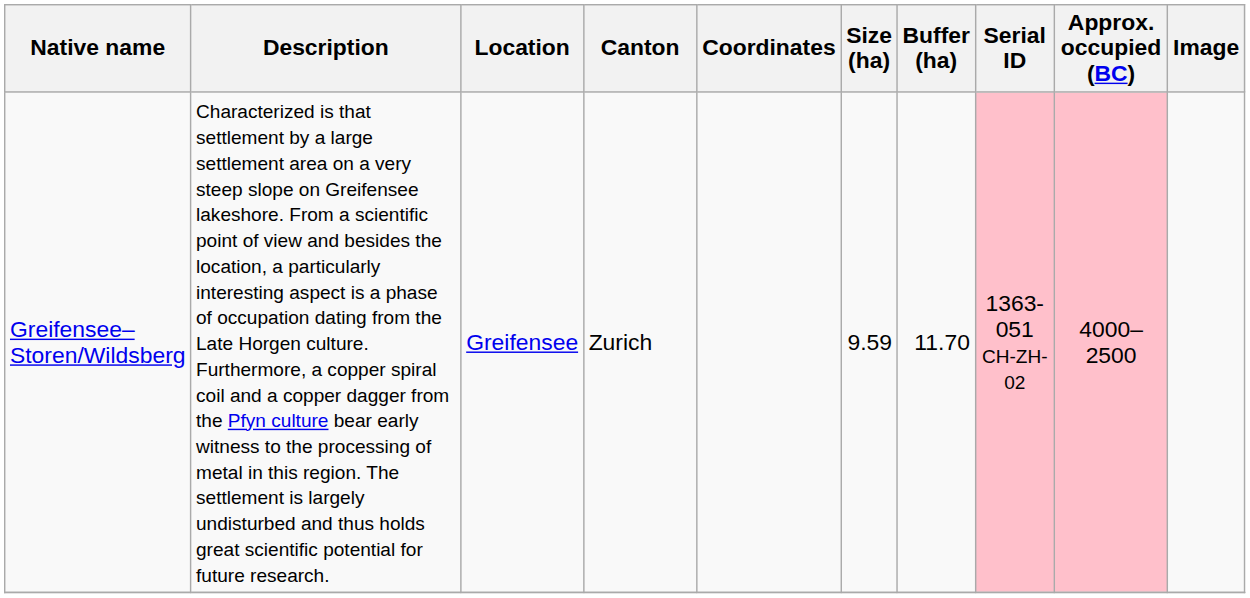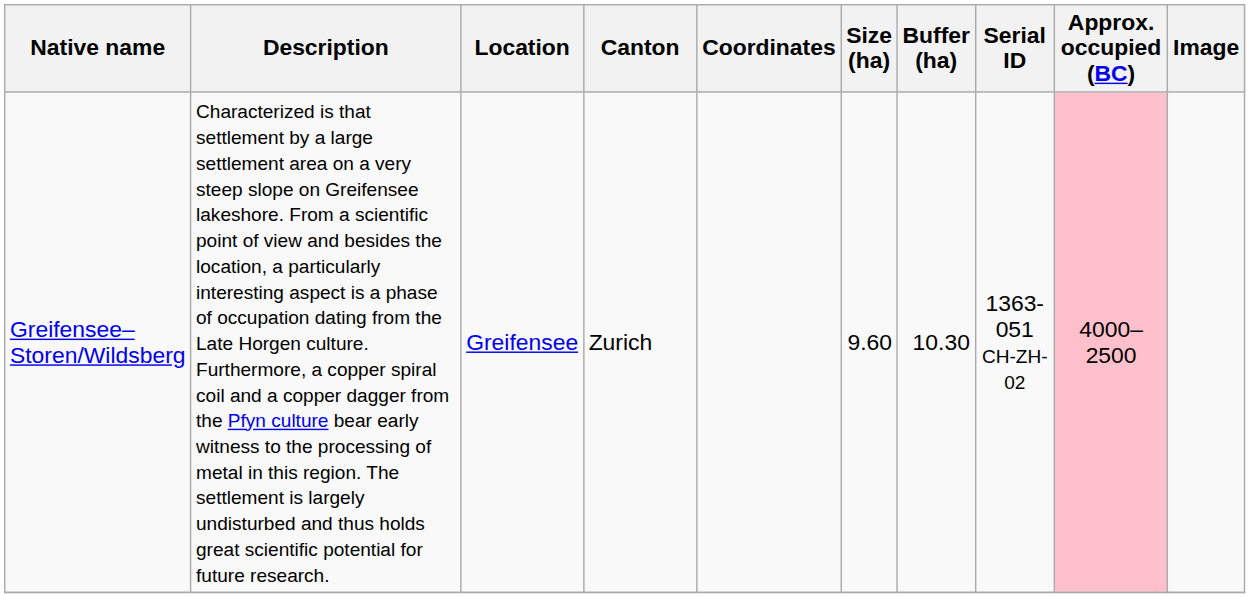(870, 342) 9.59 -> (870, 342) 9.60
(942, 342) 11.70 -> (941, 342) 10.30
(1015, 342) pink background -> (1015, 342) no background
